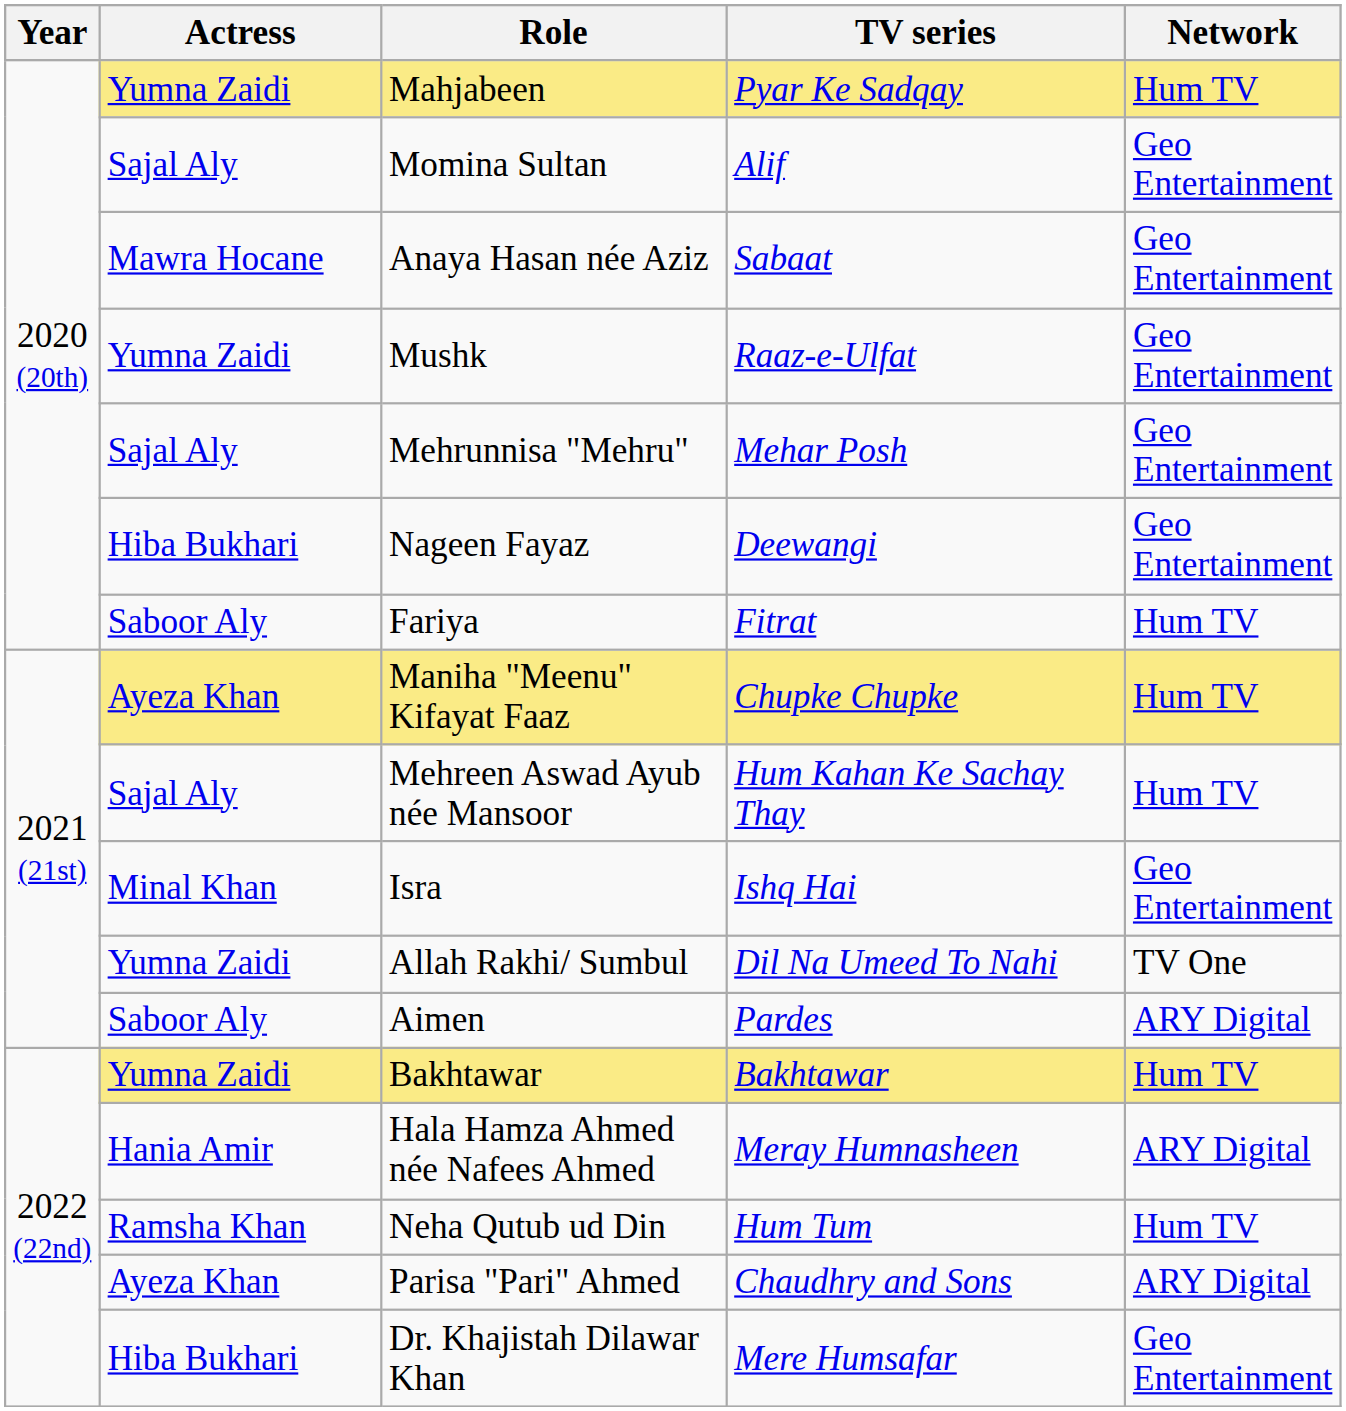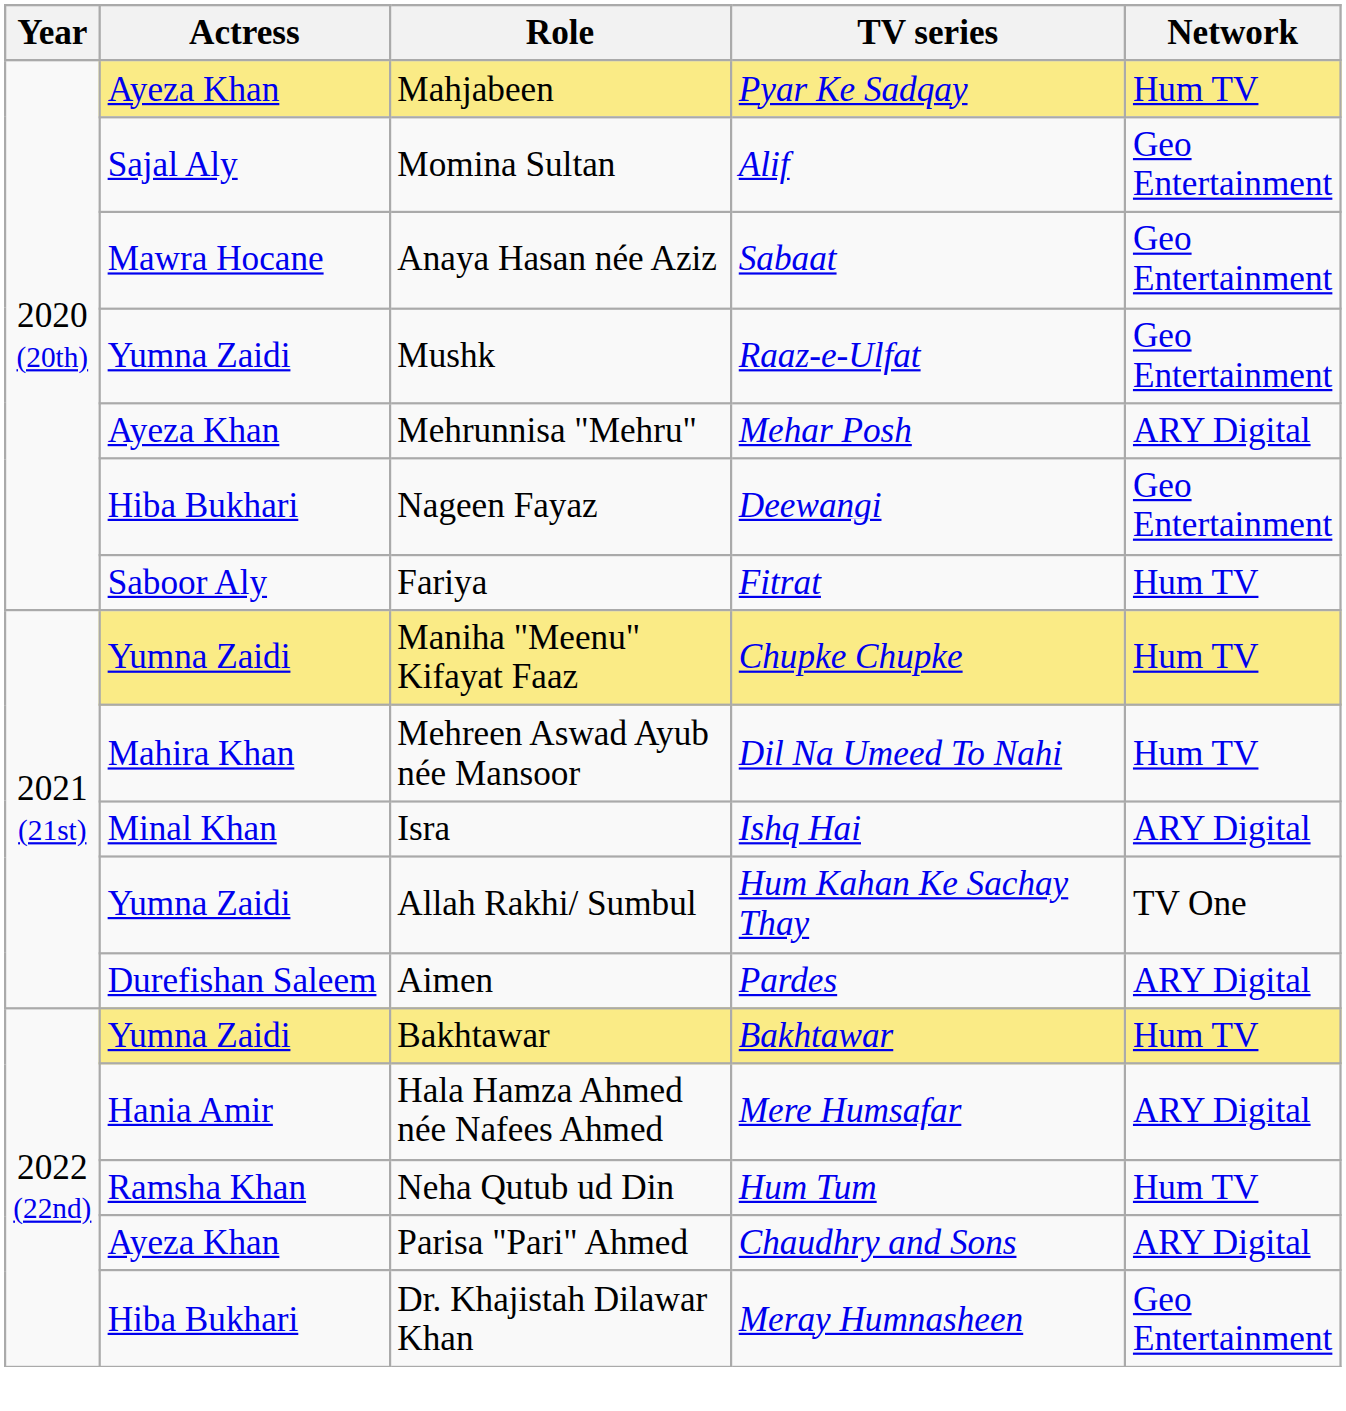(199, 88) Yumna Zaidi -> (193, 88) Ayeza Khan
(173, 450) Sajal Aly -> (193, 430) Ayeza Khan
(1233, 450) Geo Entertainment -> (1222, 430) ARY Digital
(193, 696) Ayeza Khan -> (199, 657) Yumna Zaidi
(173, 792) Sajal Aly -> (201, 752) Mahira Khan
(899, 792) Hum Kahan Ke Sachay Thay -> (900, 752) Dil Na Umeed To Nahi
(1233, 887) Geo Entertainment -> (1222, 828) ARY Digital
(896, 963) Dil Na Umeed To Nahi -> (904, 903) Hum Kahan Ke Sachay Thay
(187, 1019) Saboor Aly -> (242, 979) Durefishan Saleem
(876, 1150) Meray Humnasheen -> (850, 1110) Mere Humsafar
(845, 1357) Mere Humsafar -> (881, 1318) Meray Humnasheen
